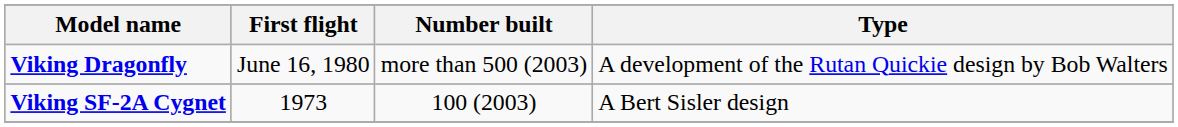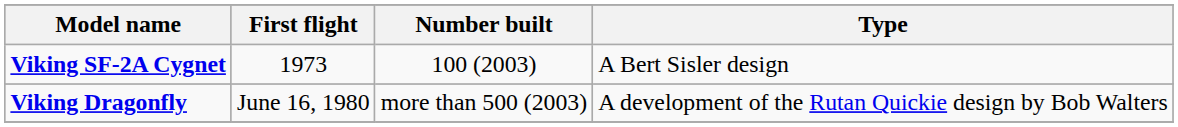rows swapped: (99, 63) <-> (118, 102)
